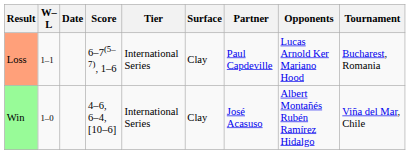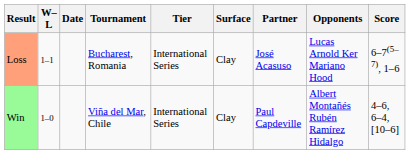columns swapped: (372, 18) <-> (104, 18)
(250, 59) Paul Capdeville -> (273, 59) José Acasuso
(245, 117) José Acasuso -> (278, 117) Paul Capdeville
